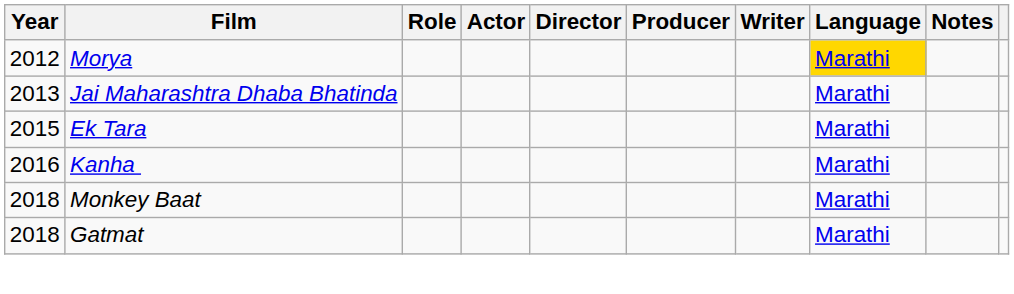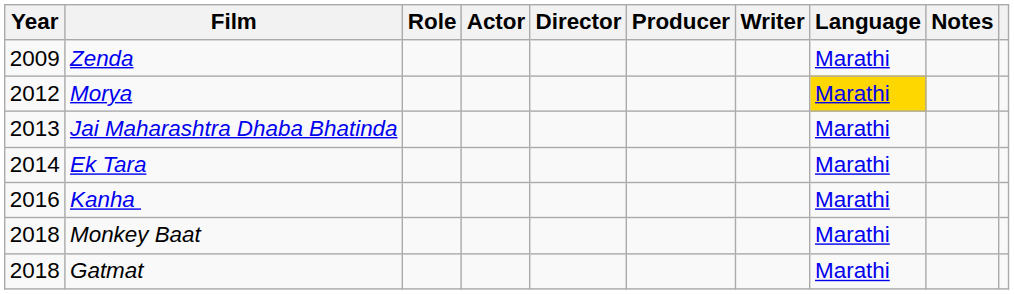+ row: (102, 57)
(35, 128) 2015 -> (35, 164) 2014
